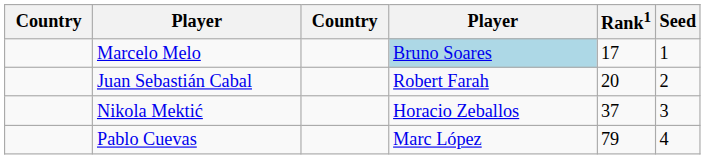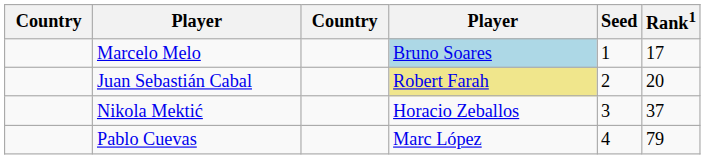columns swapped: (626, 21) <-> (678, 21)
(441, 81) no background -> (441, 81) khaki background
